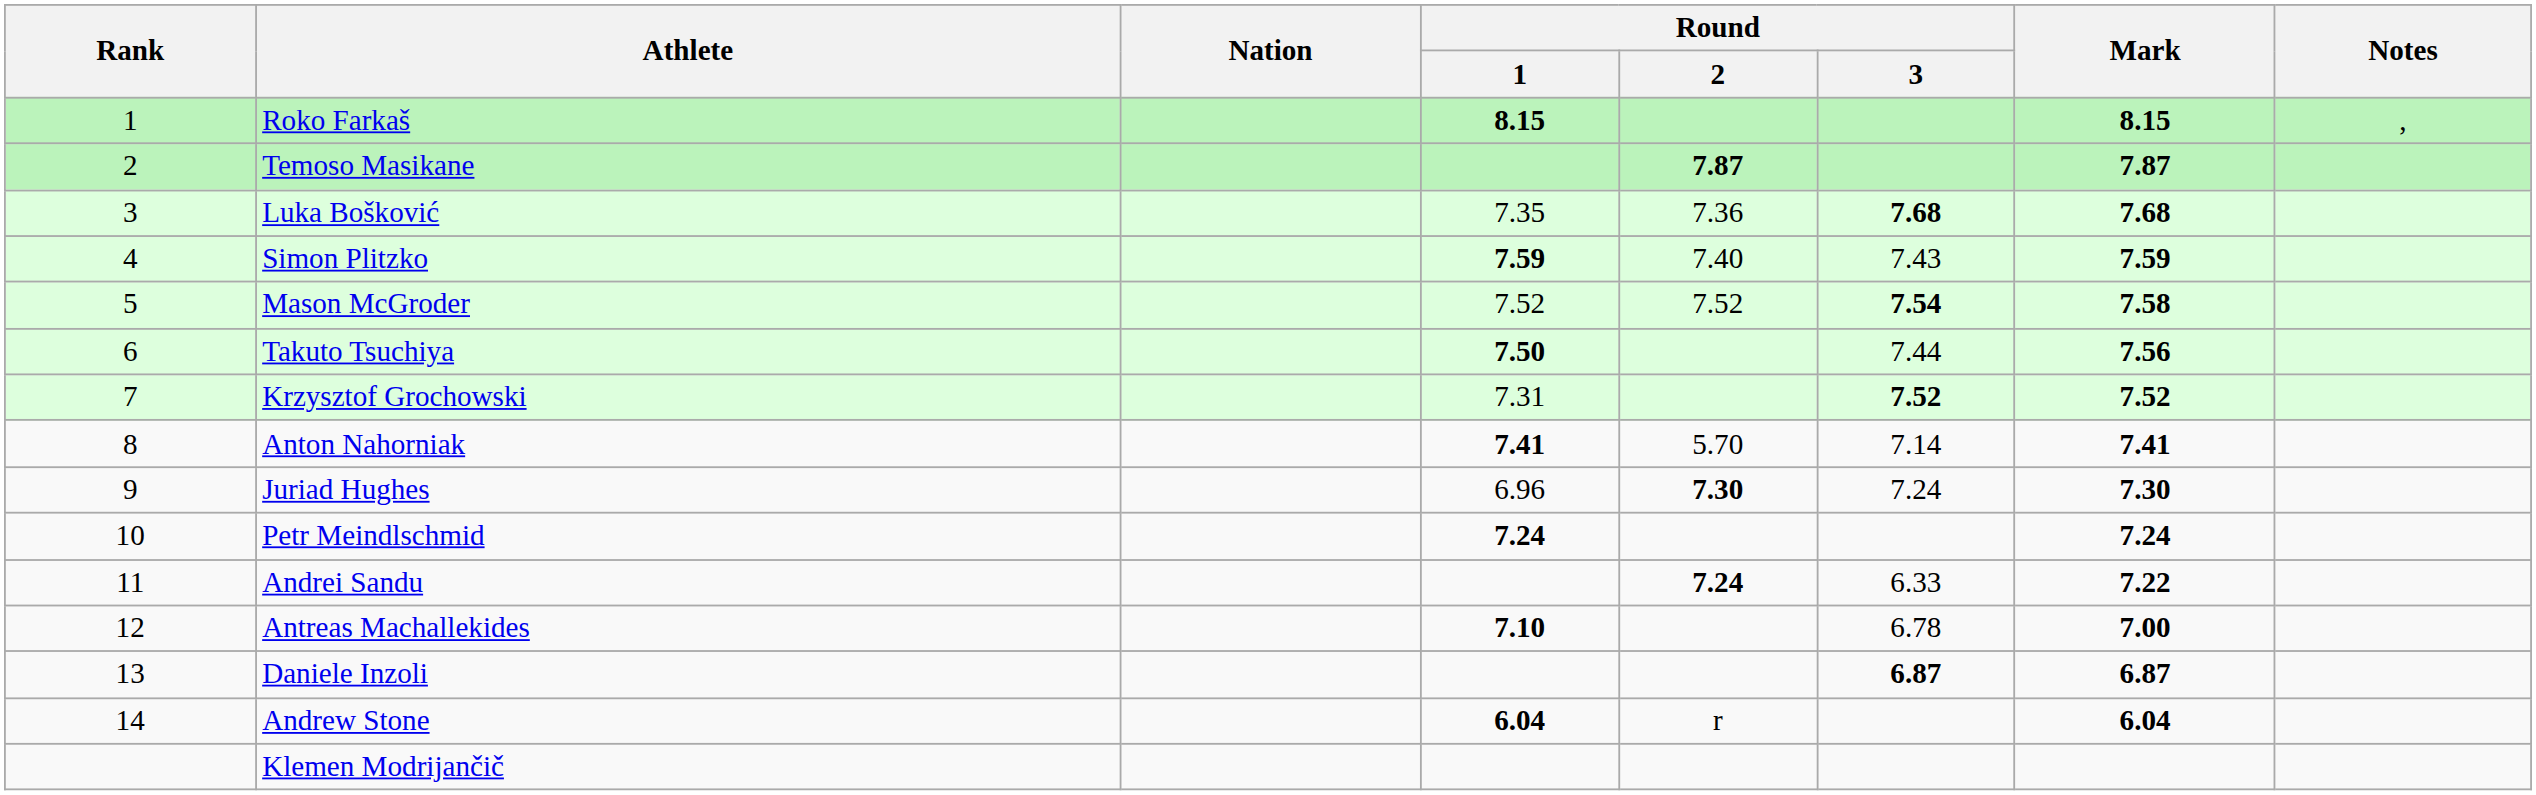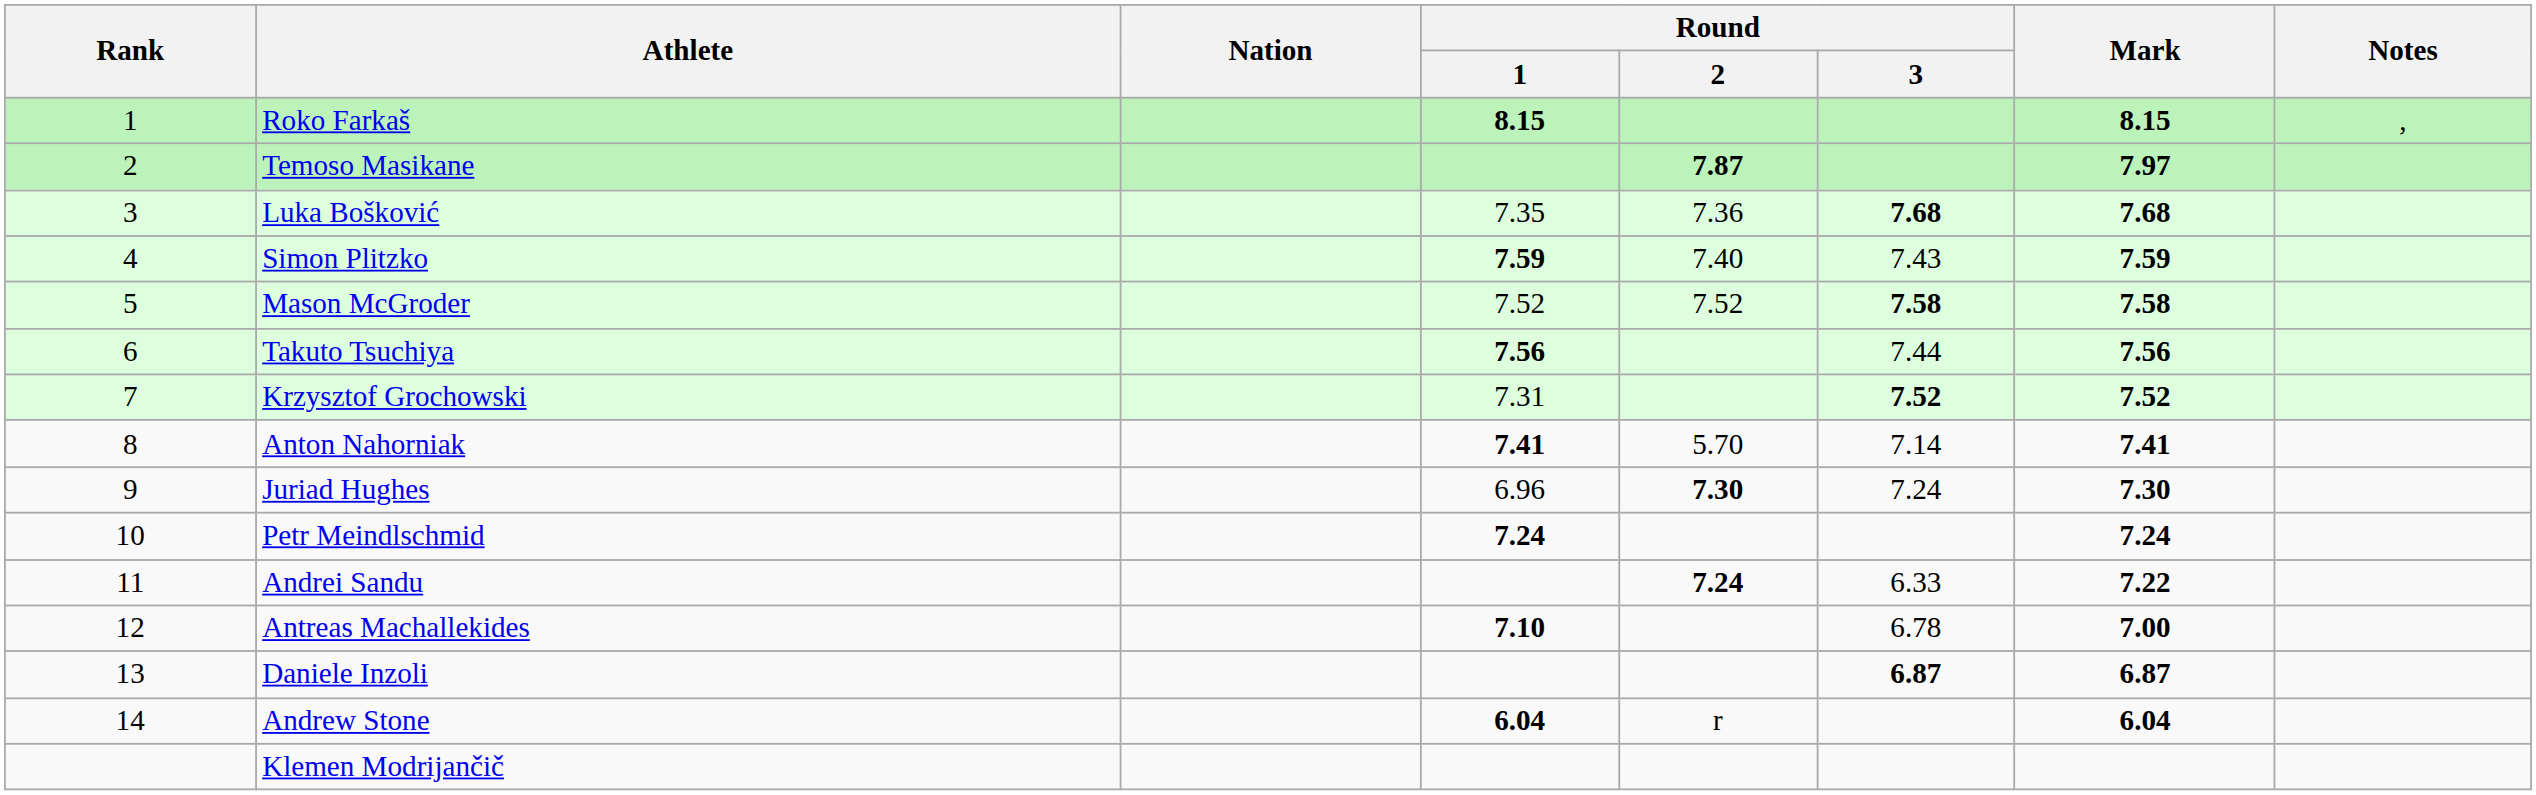(2145, 166) 7.87 -> (2145, 166) 7.97
(1916, 304) 7.54 -> (1916, 304) 7.58
(1520, 350) 7.50 -> (1520, 350) 7.56
